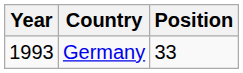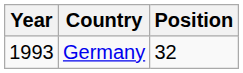(166, 52) 33 -> (166, 52) 32
